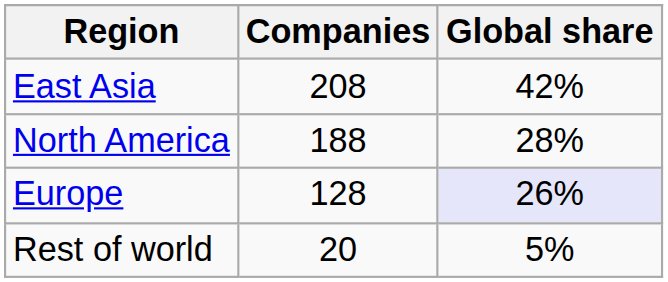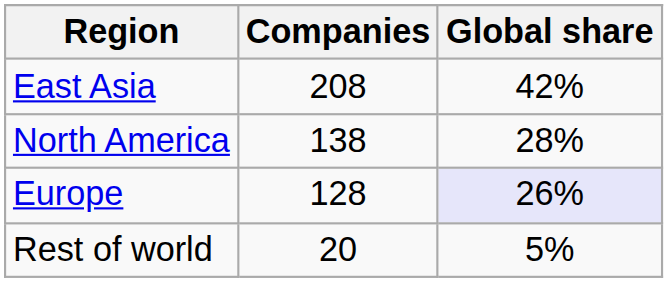(338, 140) 188 -> (338, 140) 138
